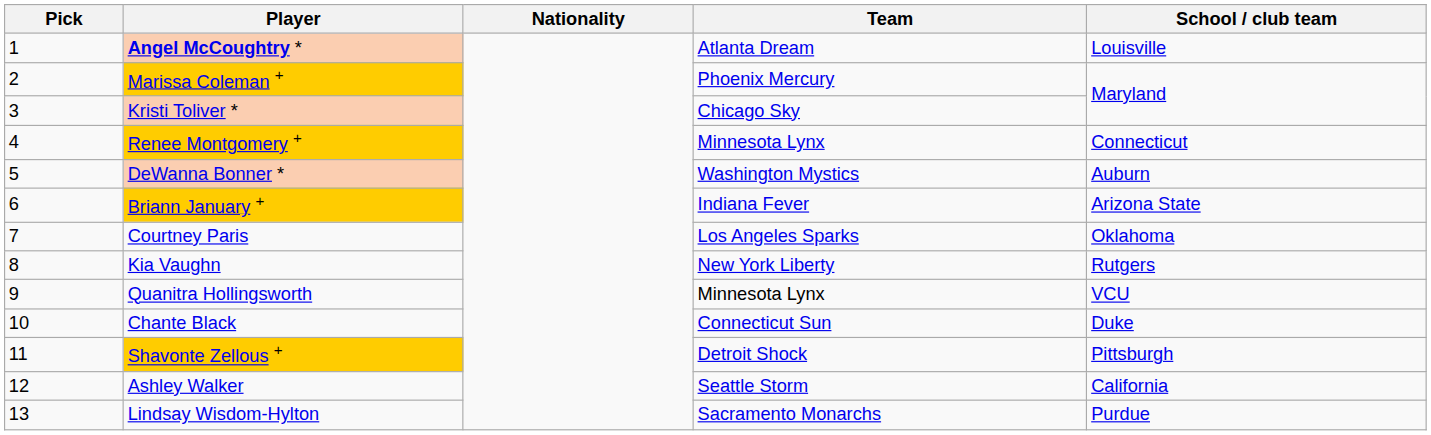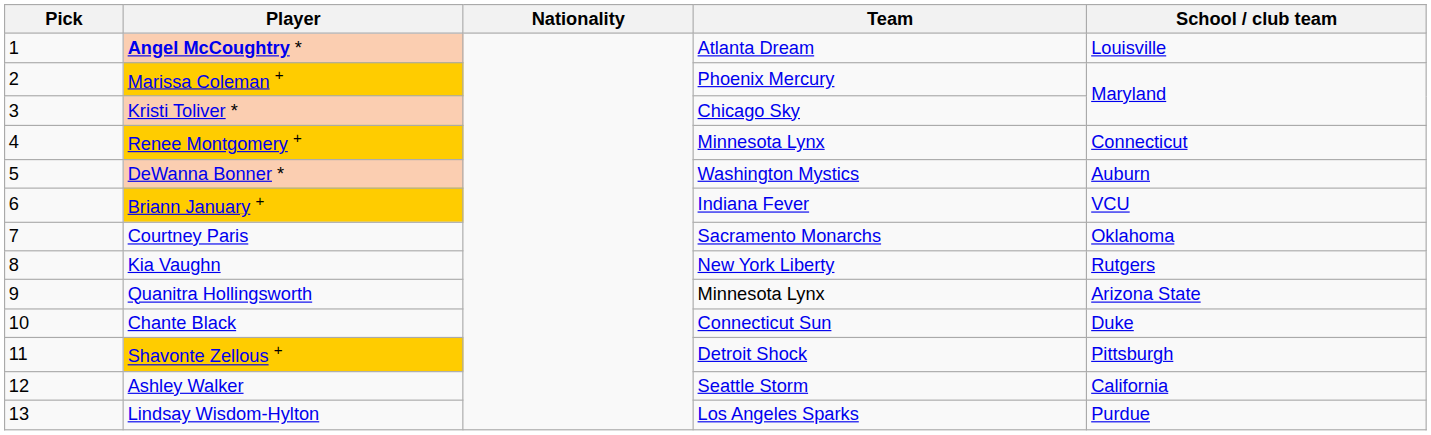(1146, 204) Arizona State -> (1110, 204) VCU
(778, 236) Los Angeles Sparks -> (789, 236) Sacramento Monarchs
(1110, 294) VCU -> (1146, 294) Arizona State
(789, 414) Sacramento Monarchs -> (778, 414) Los Angeles Sparks
